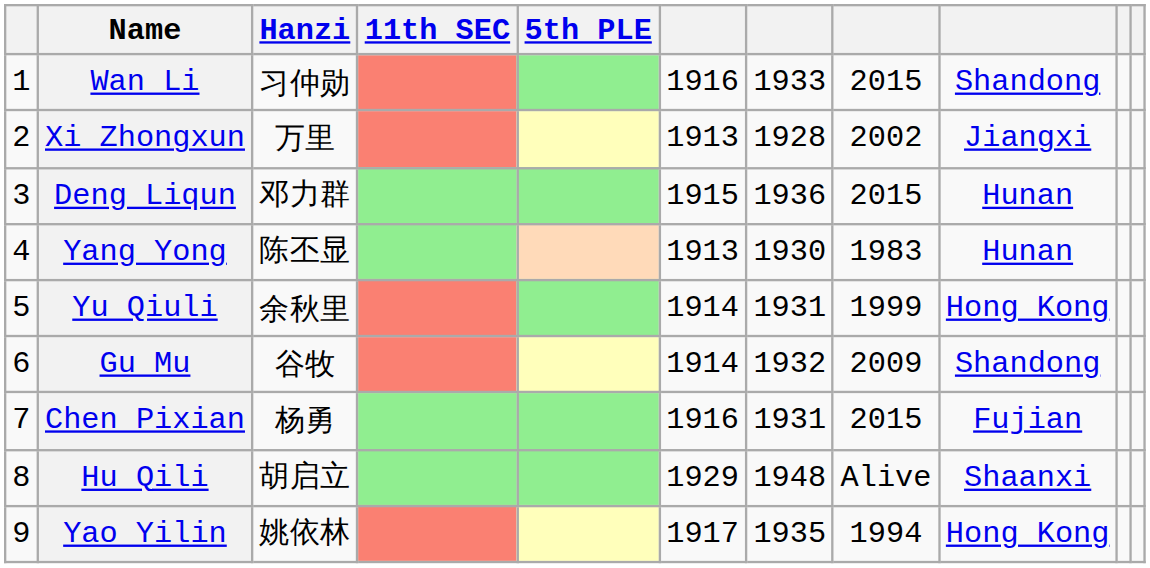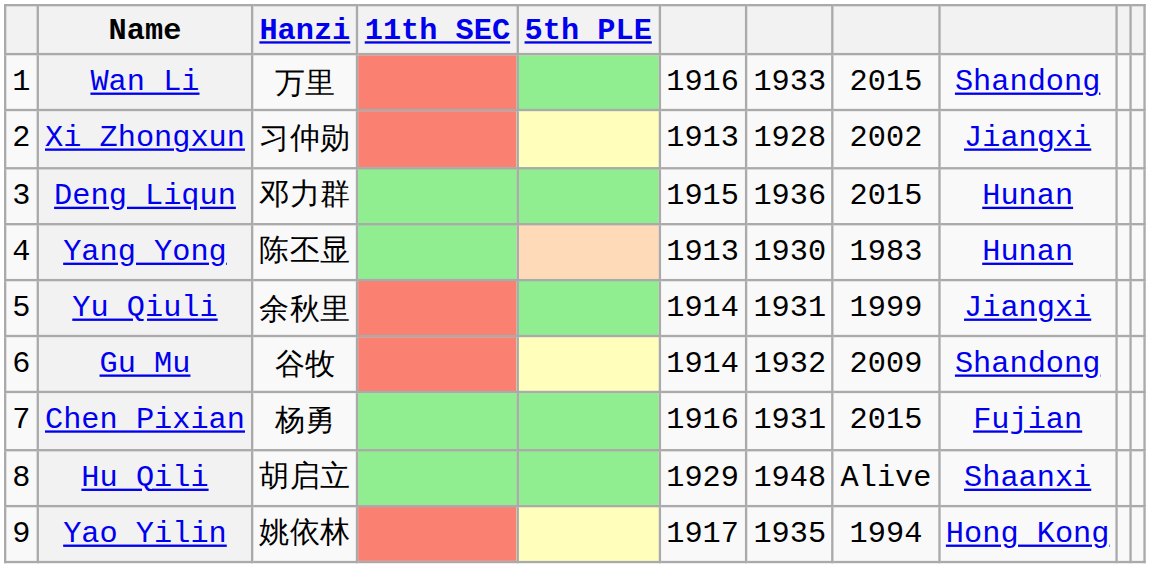(305, 84) 习仲勋 -> (305, 84) 万里
(305, 140) 万里 -> (305, 140) 习仲勋
(1028, 308) Hong Kong -> (1028, 308) Jiangxi
